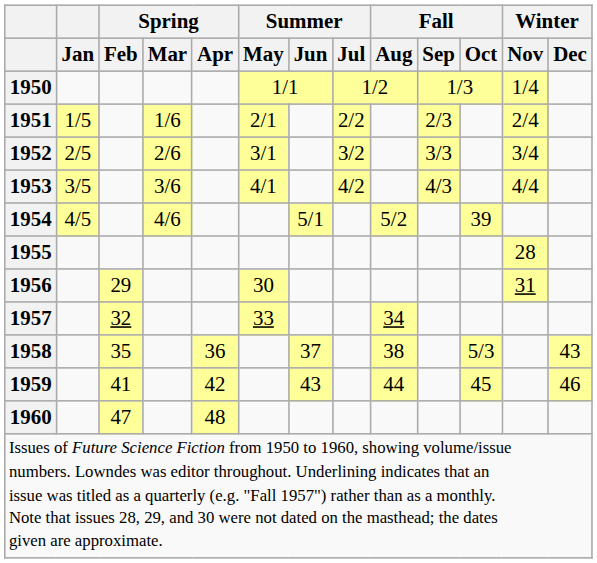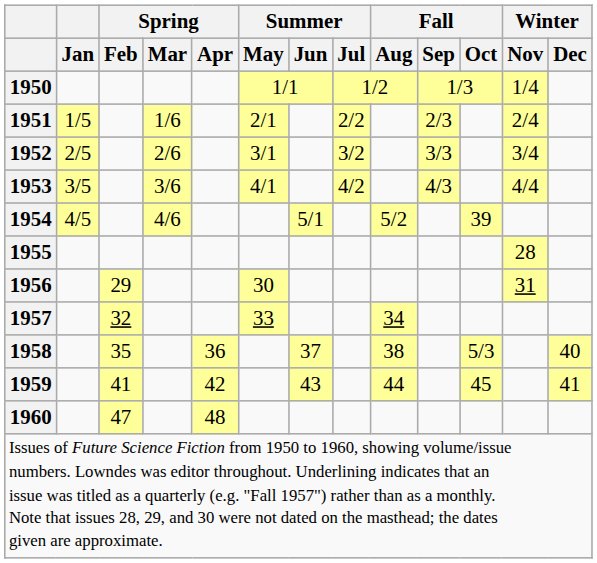(570, 350) 43 -> (570, 350) 40
(570, 383) 46 -> (570, 383) 41
